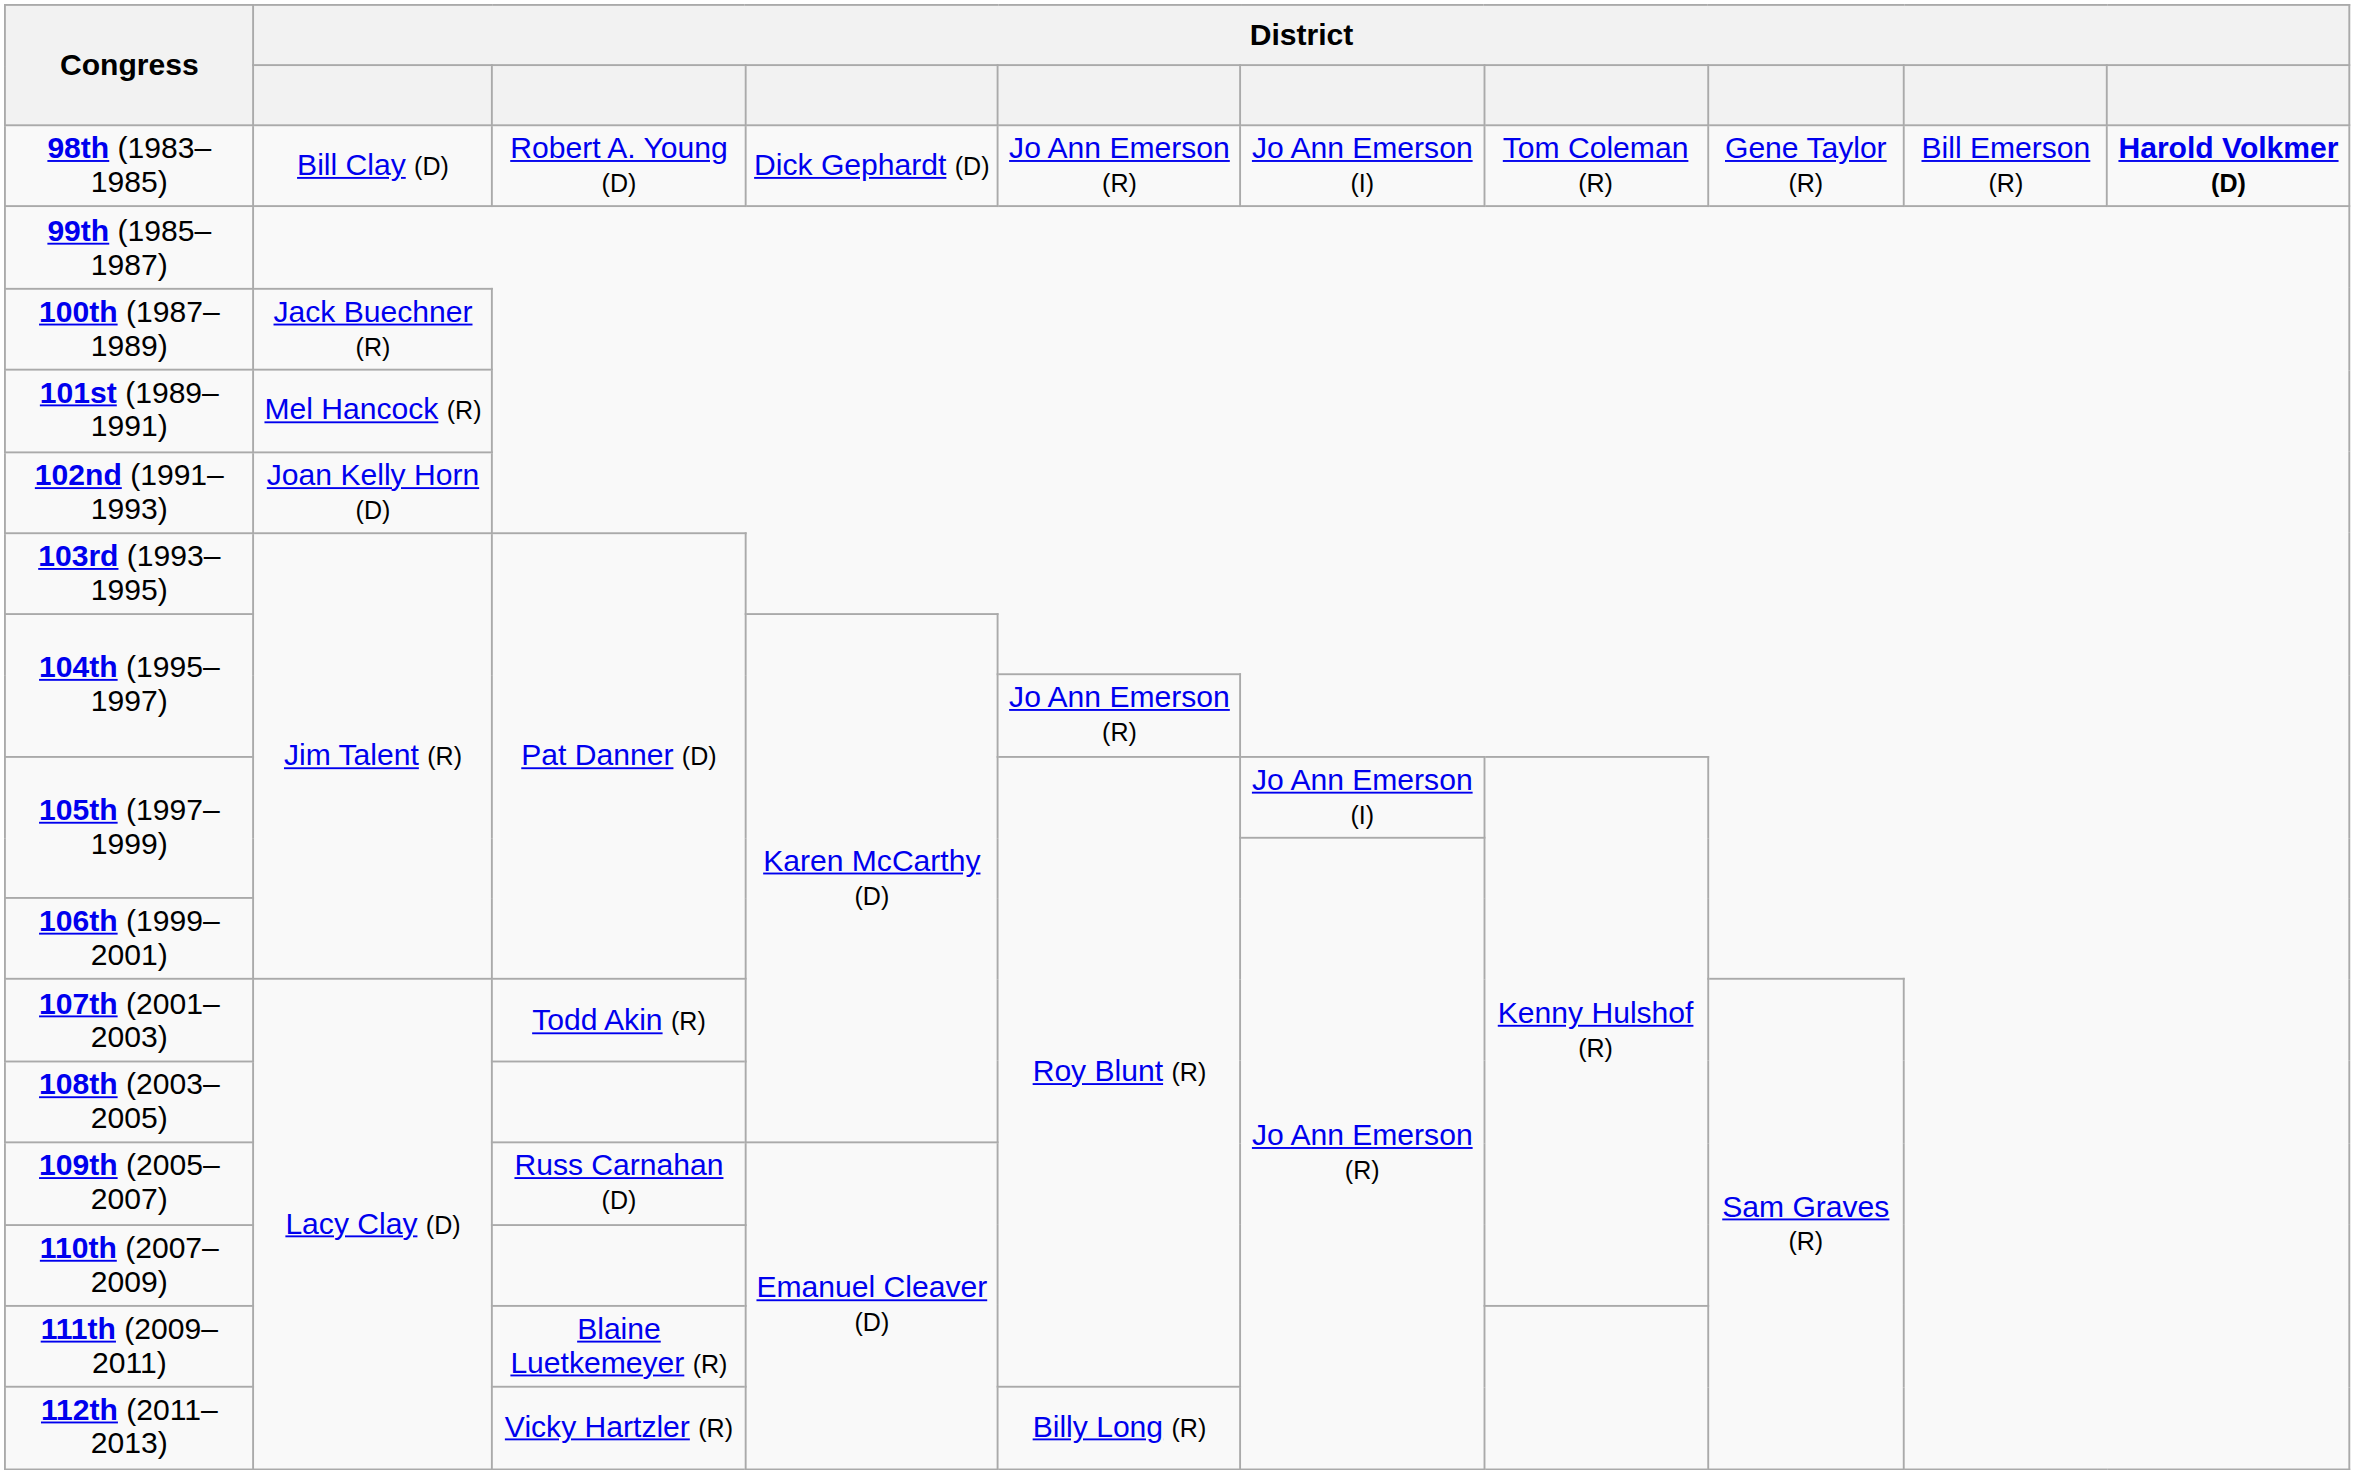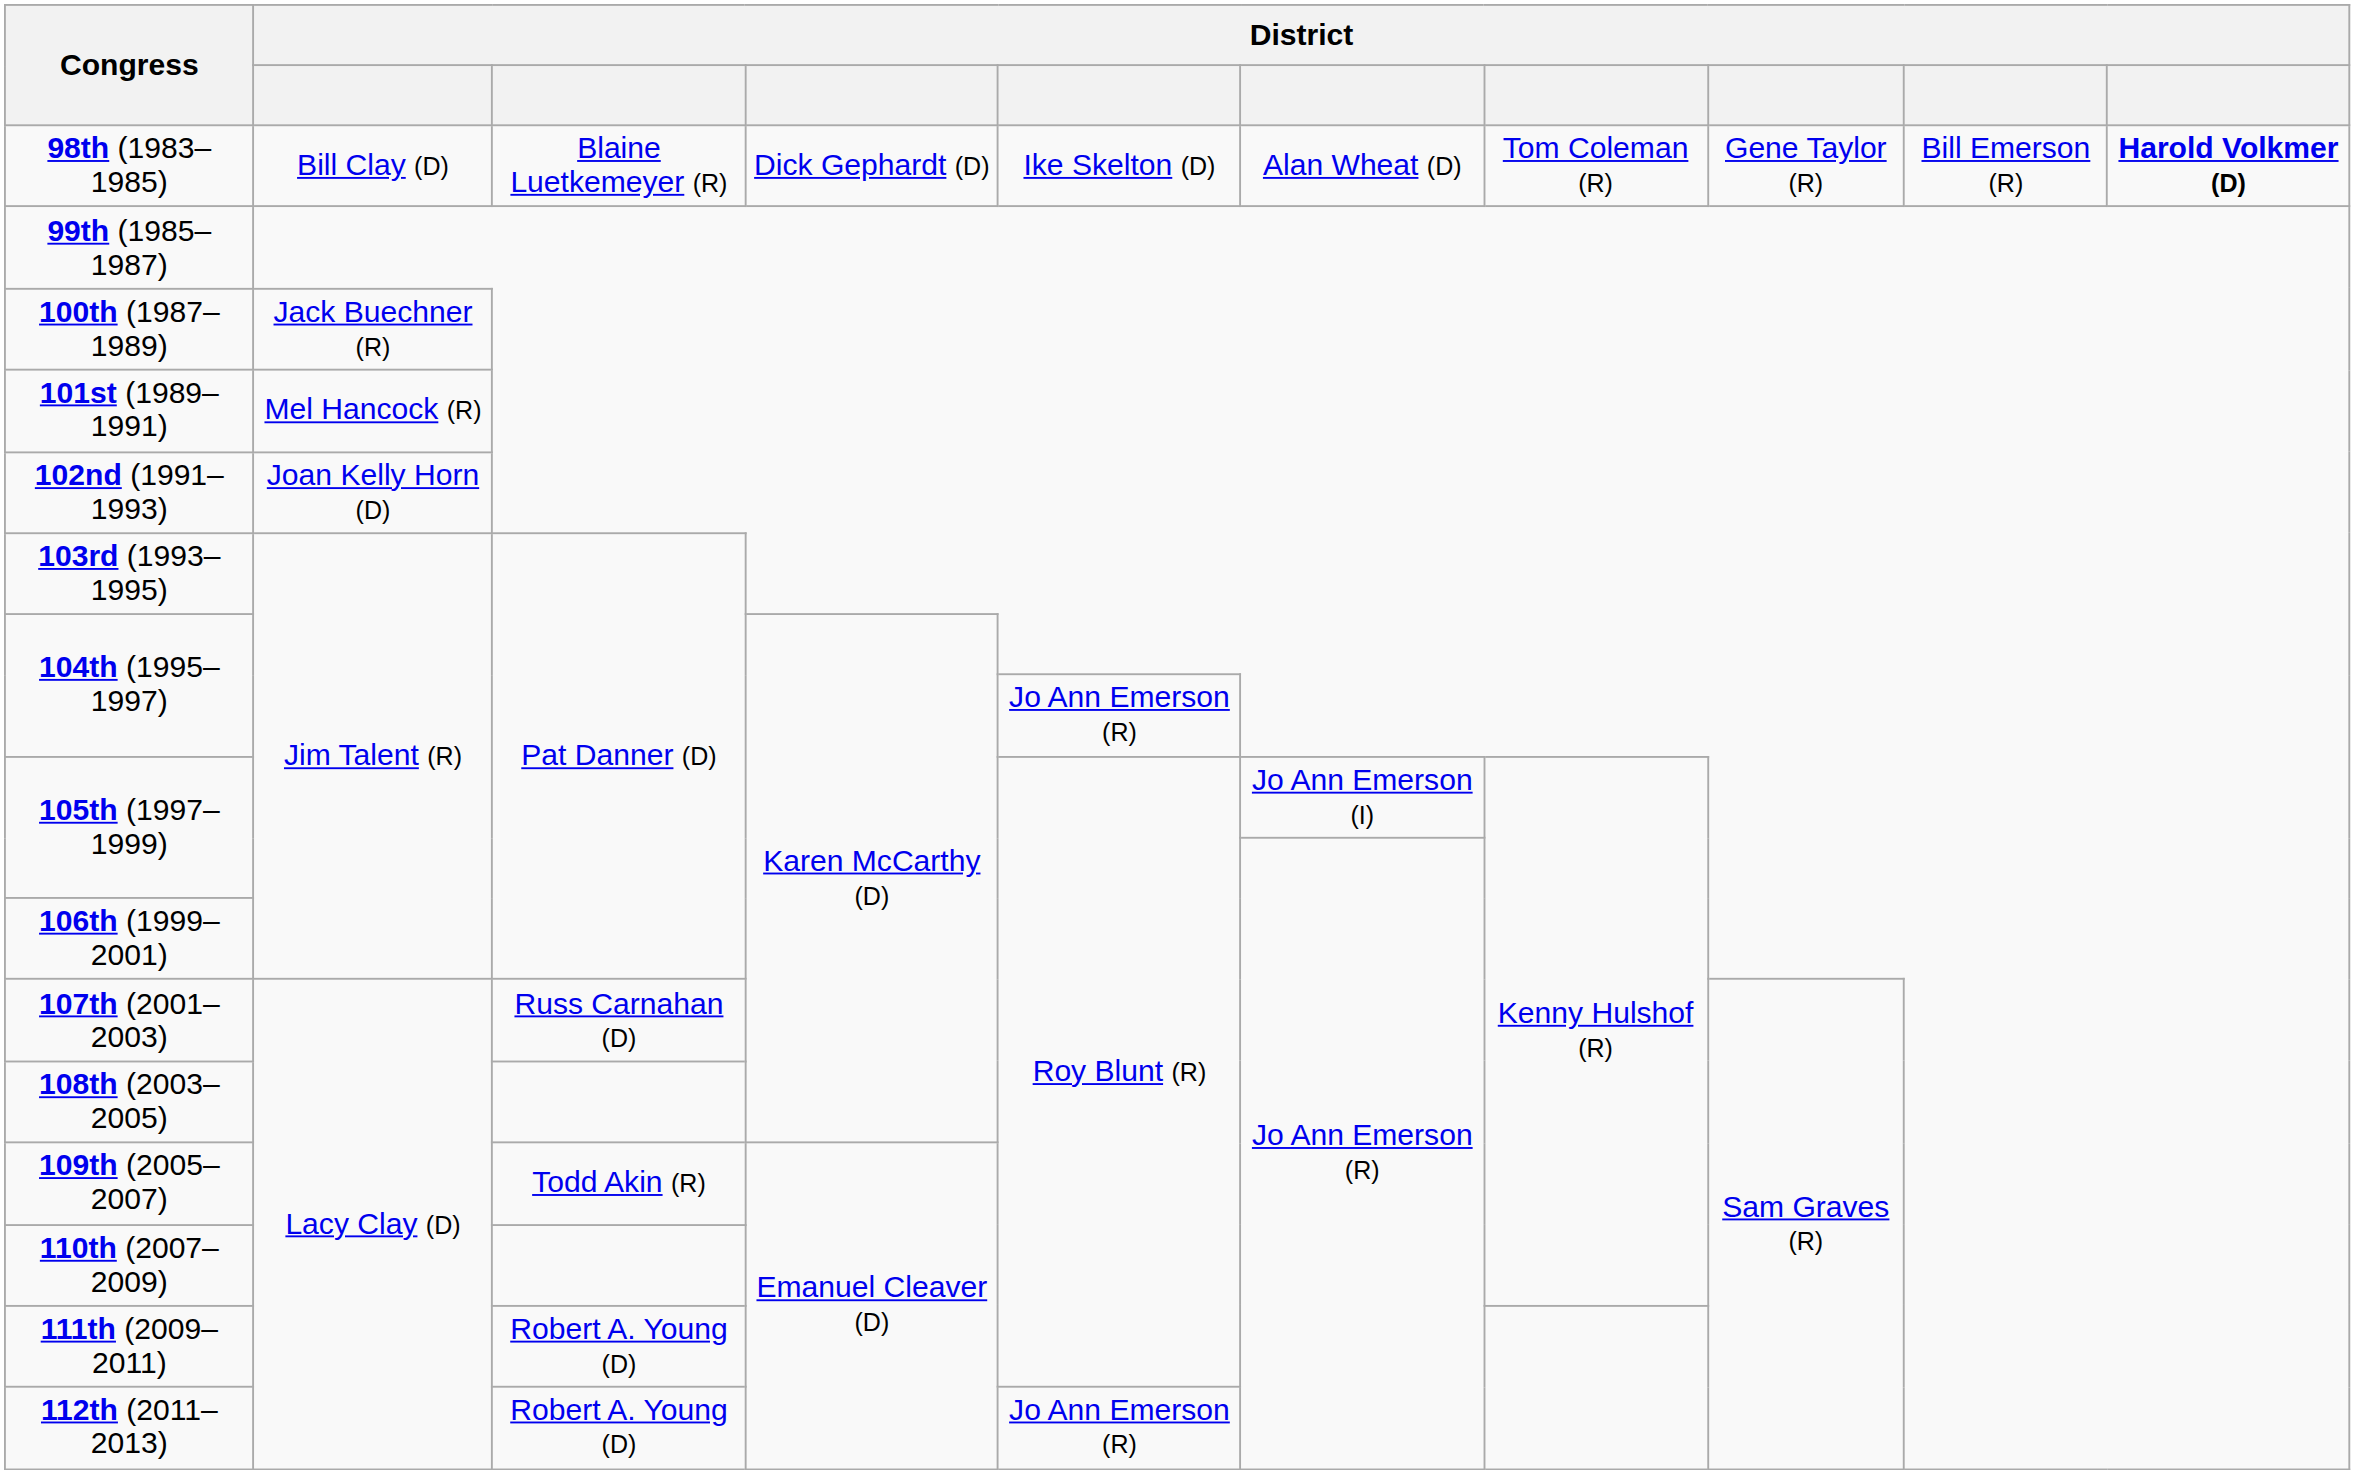(619, 165) Robert A. Young (D) -> (619, 165) Blaine Luetkemeyer (R)
(1119, 165) Jo Ann Emerson (R) -> (1119, 165) Ike Skelton (D)
(1362, 165) Jo Ann Emerson (I) -> (1362, 165) Alan Wheat (D)
(619, 1019) Todd Akin (R) -> (619, 1019) Russ Carnahan (D)
(619, 1182) Russ Carnahan (D) -> (619, 1182) Todd Akin (R)
(619, 1345) Blaine Luetkemeyer (R) -> (619, 1345) Robert A. Young (D)
(619, 1427) Vicky Hartzler (R) -> (619, 1427) Robert A. Young (D)
(1119, 1427) Billy Long (R) -> (1119, 1427) Jo Ann Emerson (R)
